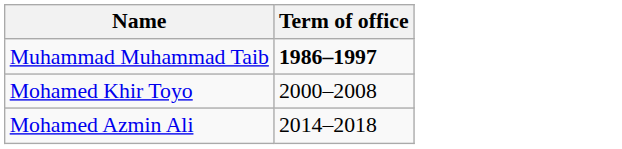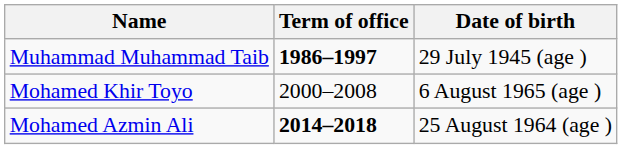+ column: (515, 21)
(328, 125) normal -> (328, 125) bold
